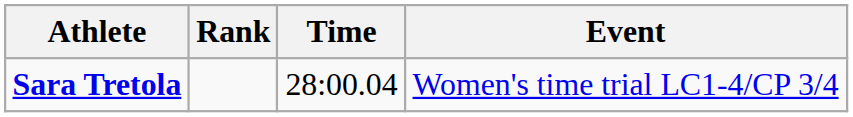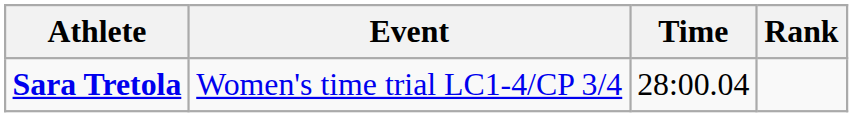columns swapped: (626, 31) <-> (233, 31)
